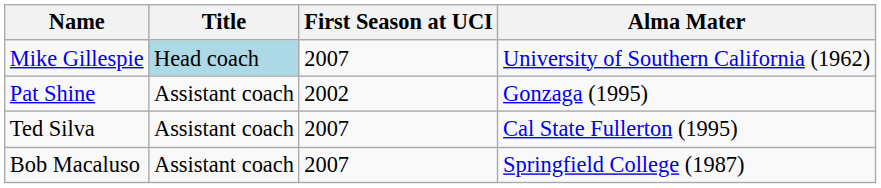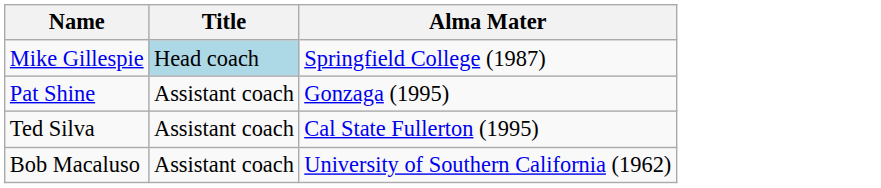- column: (399, 22)
(687, 57) University of Southern California (1962) -> (425, 57) Springfield College (1987)
(624, 164) Springfield College (1987) -> (488, 164) University of Southern California (1962)
